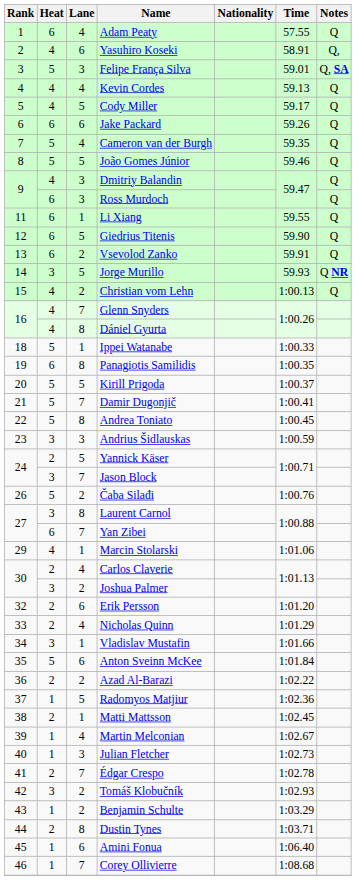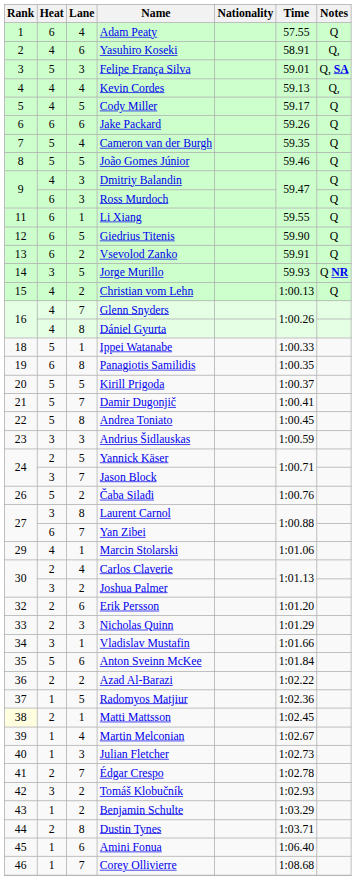(334, 87) Q -> (334, 87) Q,
(82, 625) 4 -> (82, 625) 3
(21, 717) no background -> (21, 717) lightyellow background
